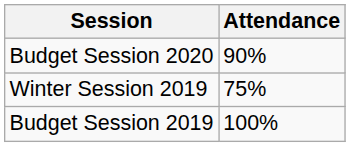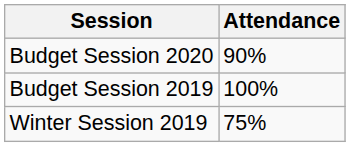rows swapped: (109, 89) <-> (112, 123)
